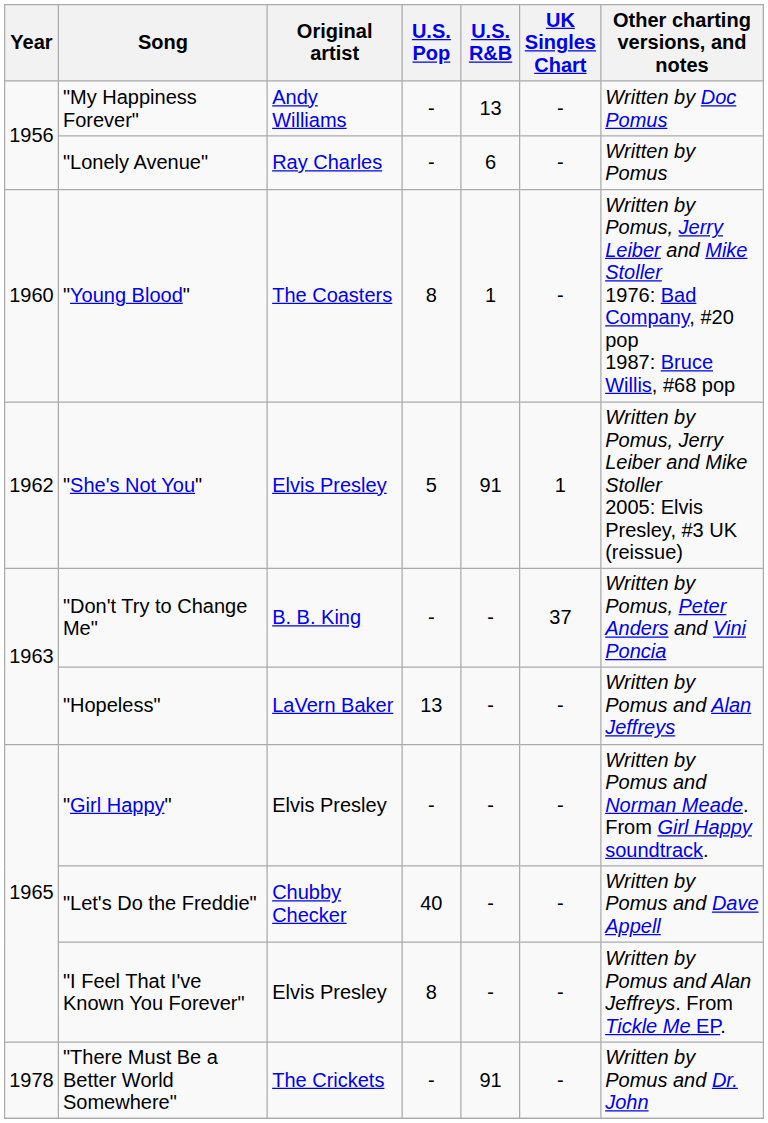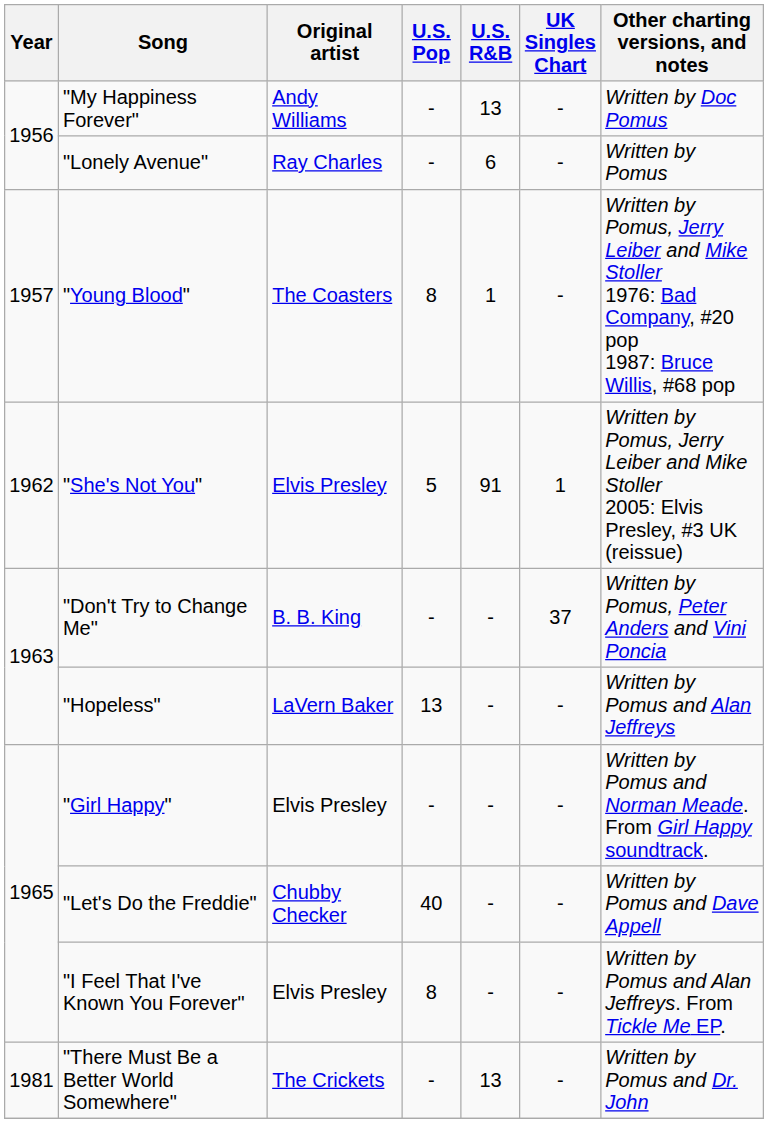(31, 295) 1960 -> (31, 295) 1957
(31, 1080) 1978 -> (31, 1080) 1981
(491, 1080) 91 -> (491, 1080) 13
